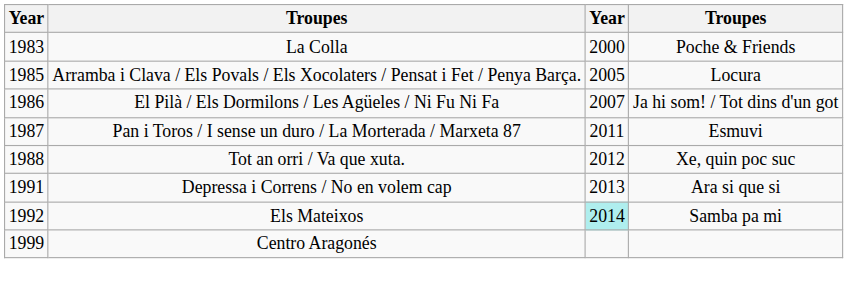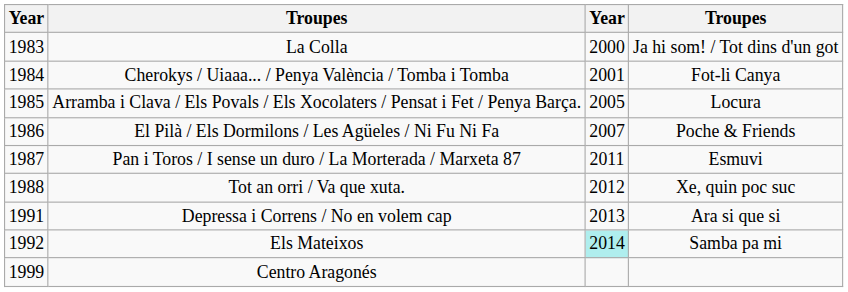(736, 46) Poche & Friends -> (736, 46) Ja hi som! / Tot dins d'un got
+ row: (317, 74)
(736, 103) Ja hi som! / Tot dins d'un got -> (736, 131) Poche & Friends
